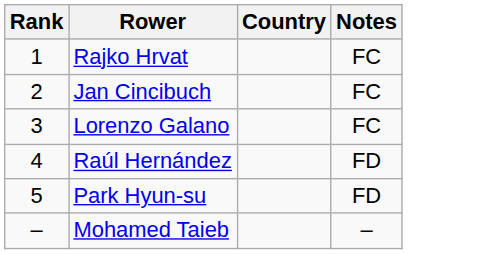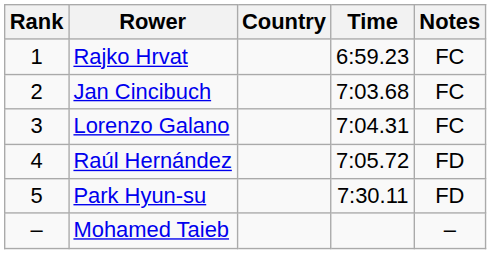+ column: (373, 21)
